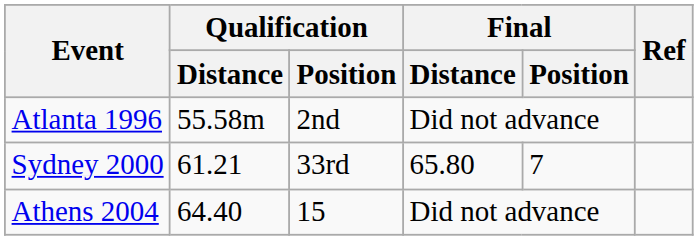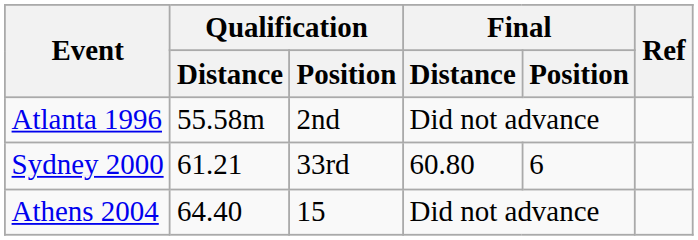(442, 165) 65.80 -> (442, 165) 60.80
(536, 165) 7 -> (536, 165) 6
